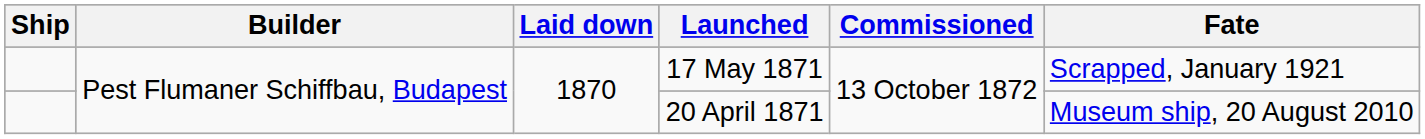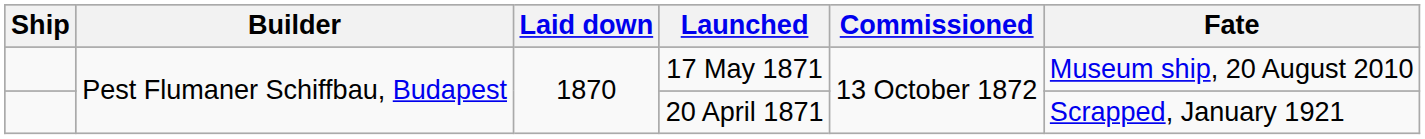(1197, 68) Scrapped, January 1921 -> (1232, 68) Museum ship, 20 August 2010
(1232, 111) Museum ship, 20 August 2010 -> (1197, 111) Scrapped, January 1921
